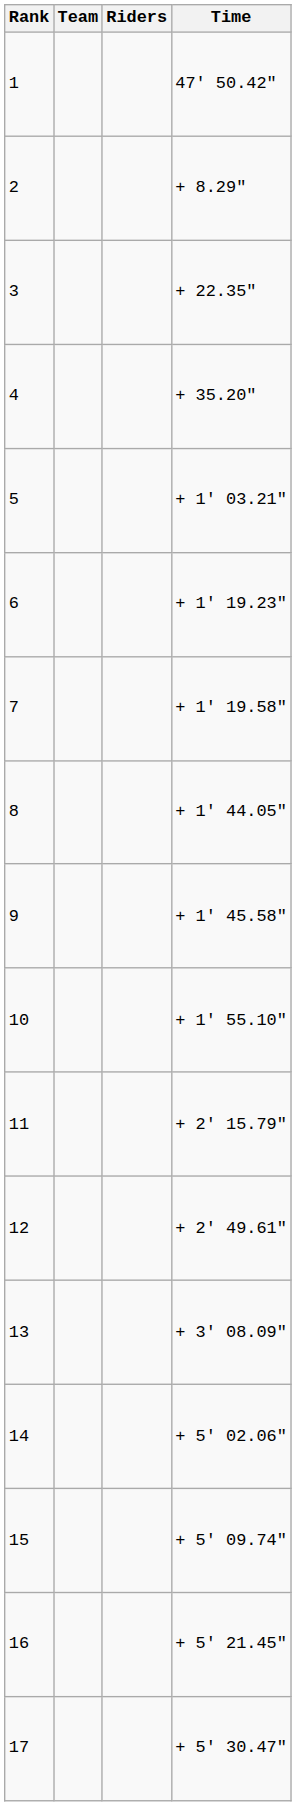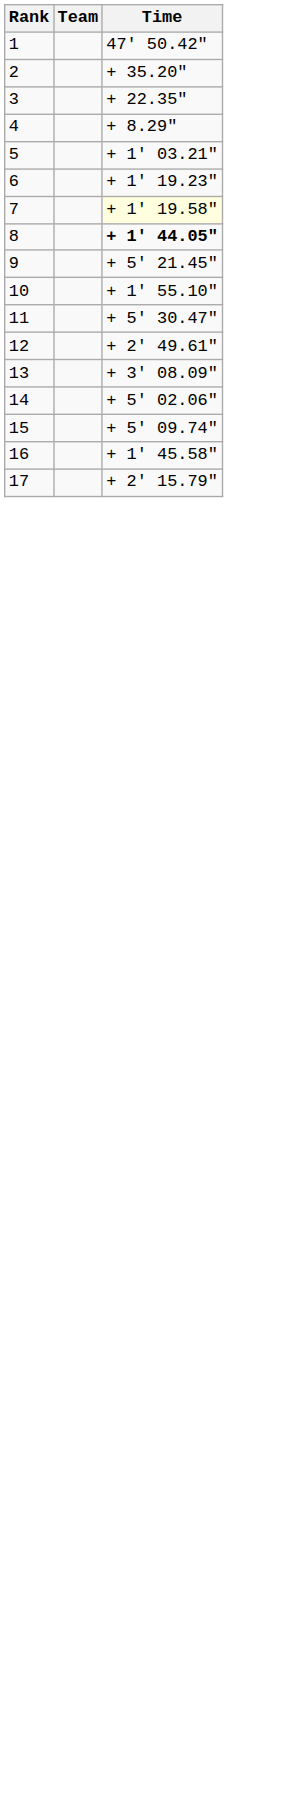- column: (137, 19)
(211, 188) + 8.29" -> (147, 73) + 35.20"
(216, 396) + 35.20" -> (142, 128) + 8.29"
(231, 709) no background -> (162, 210) lightyellow background
(231, 813) normal -> (162, 237) bold
(231, 917) + 1' 45.58" -> (162, 265) + 5' 21.45"
(231, 1125) + 2' 15.79" -> (162, 319) + 5' 30.47"
(231, 1645) + 5' 21.45" -> (162, 456) + 1' 45.58"
(231, 1749) + 5' 30.47" -> (162, 483) + 2' 15.79"
